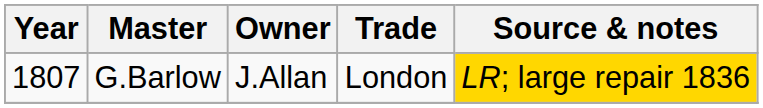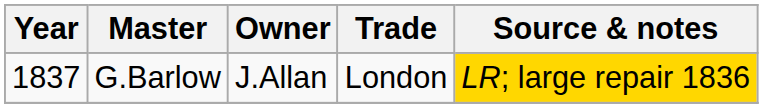(46, 77) 1807 -> (46, 77) 1837
